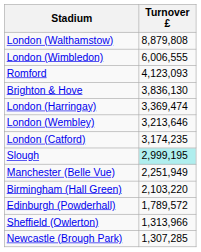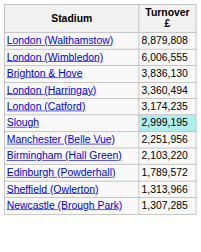- row: (27, 73)
(165, 106) 3,369,474 -> (165, 90) 3,360,494
- row: (51, 123)
(165, 172) 2,251,949 -> (165, 139) 2,251,956
